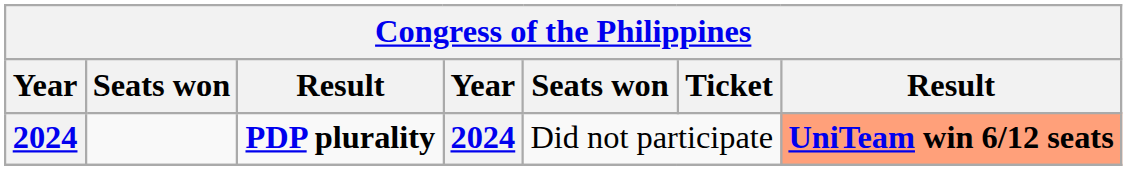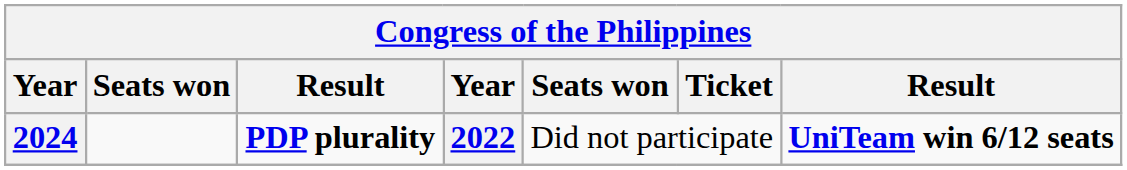(483, 138) 2024 -> (483, 138) 2022
(951, 138) lightsalmon background -> (951, 138) no background
